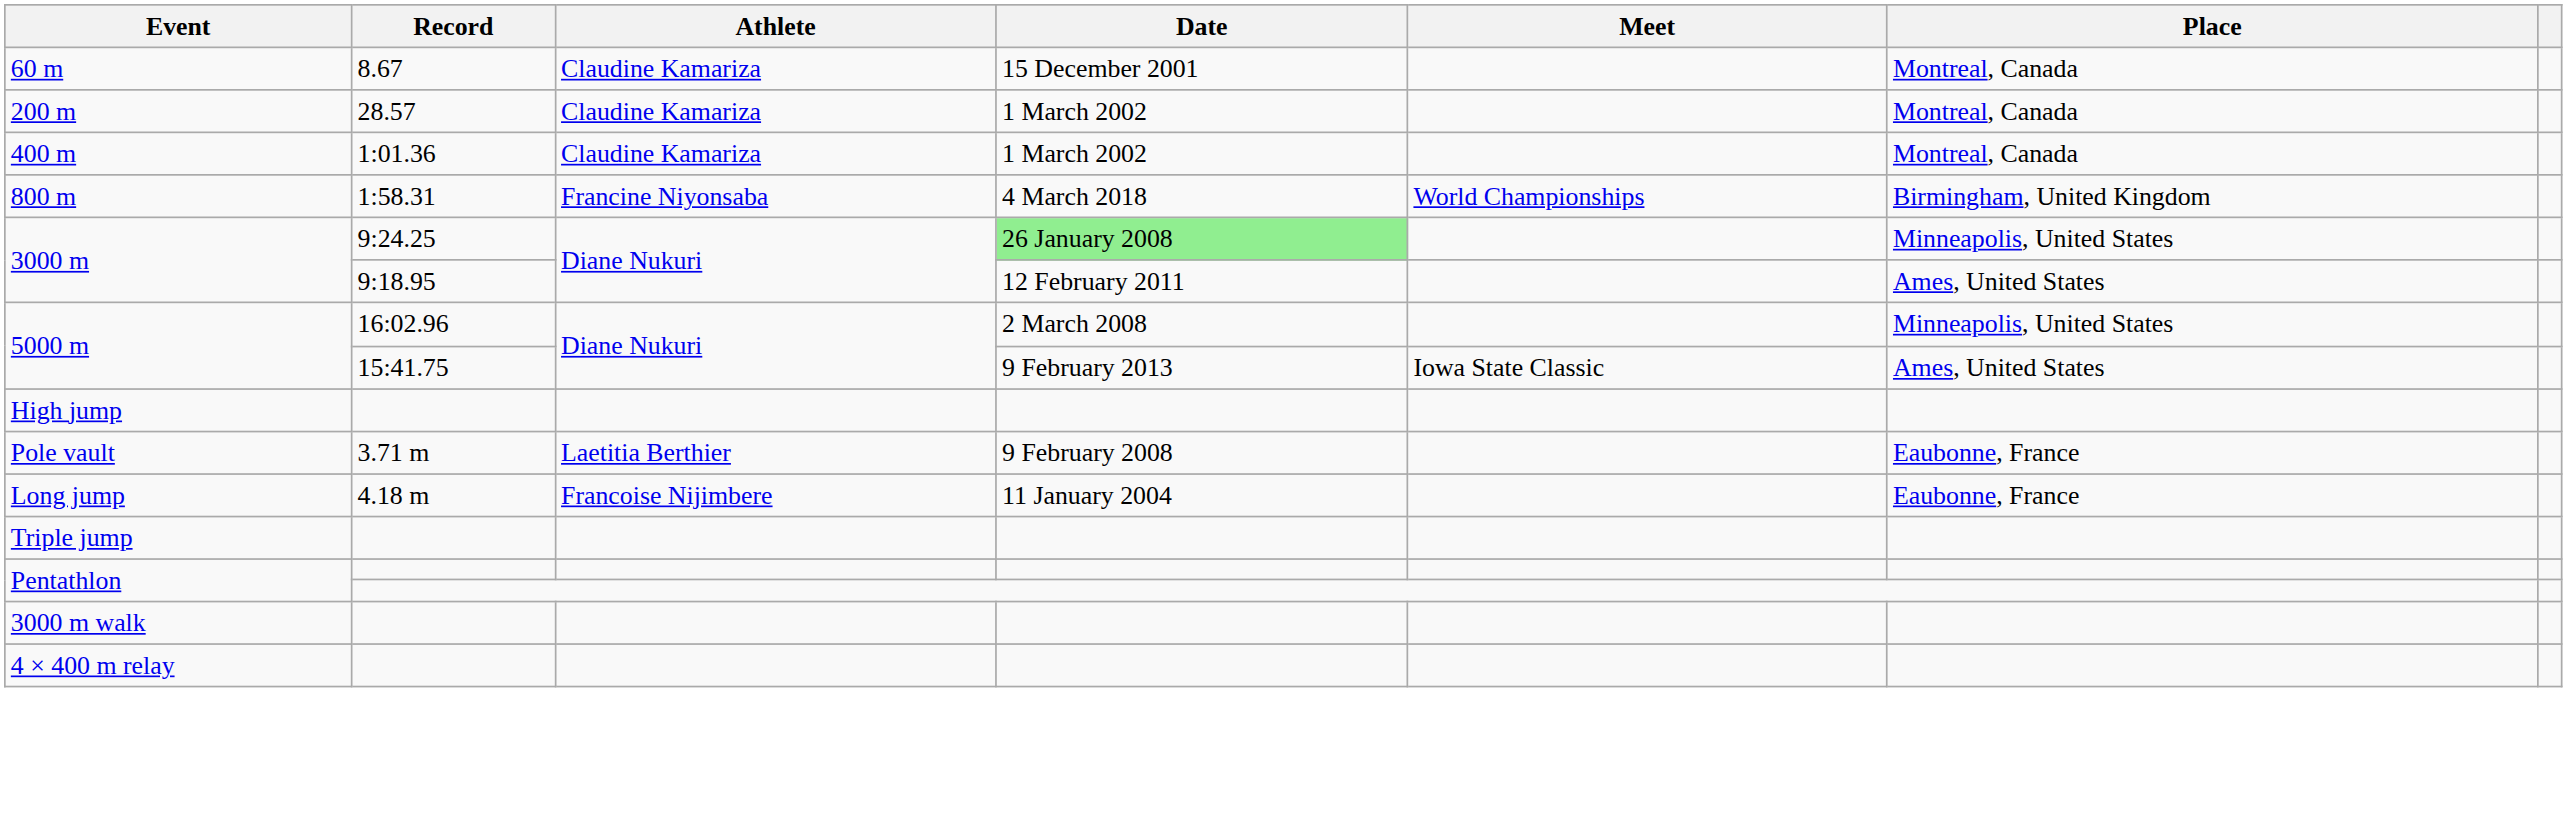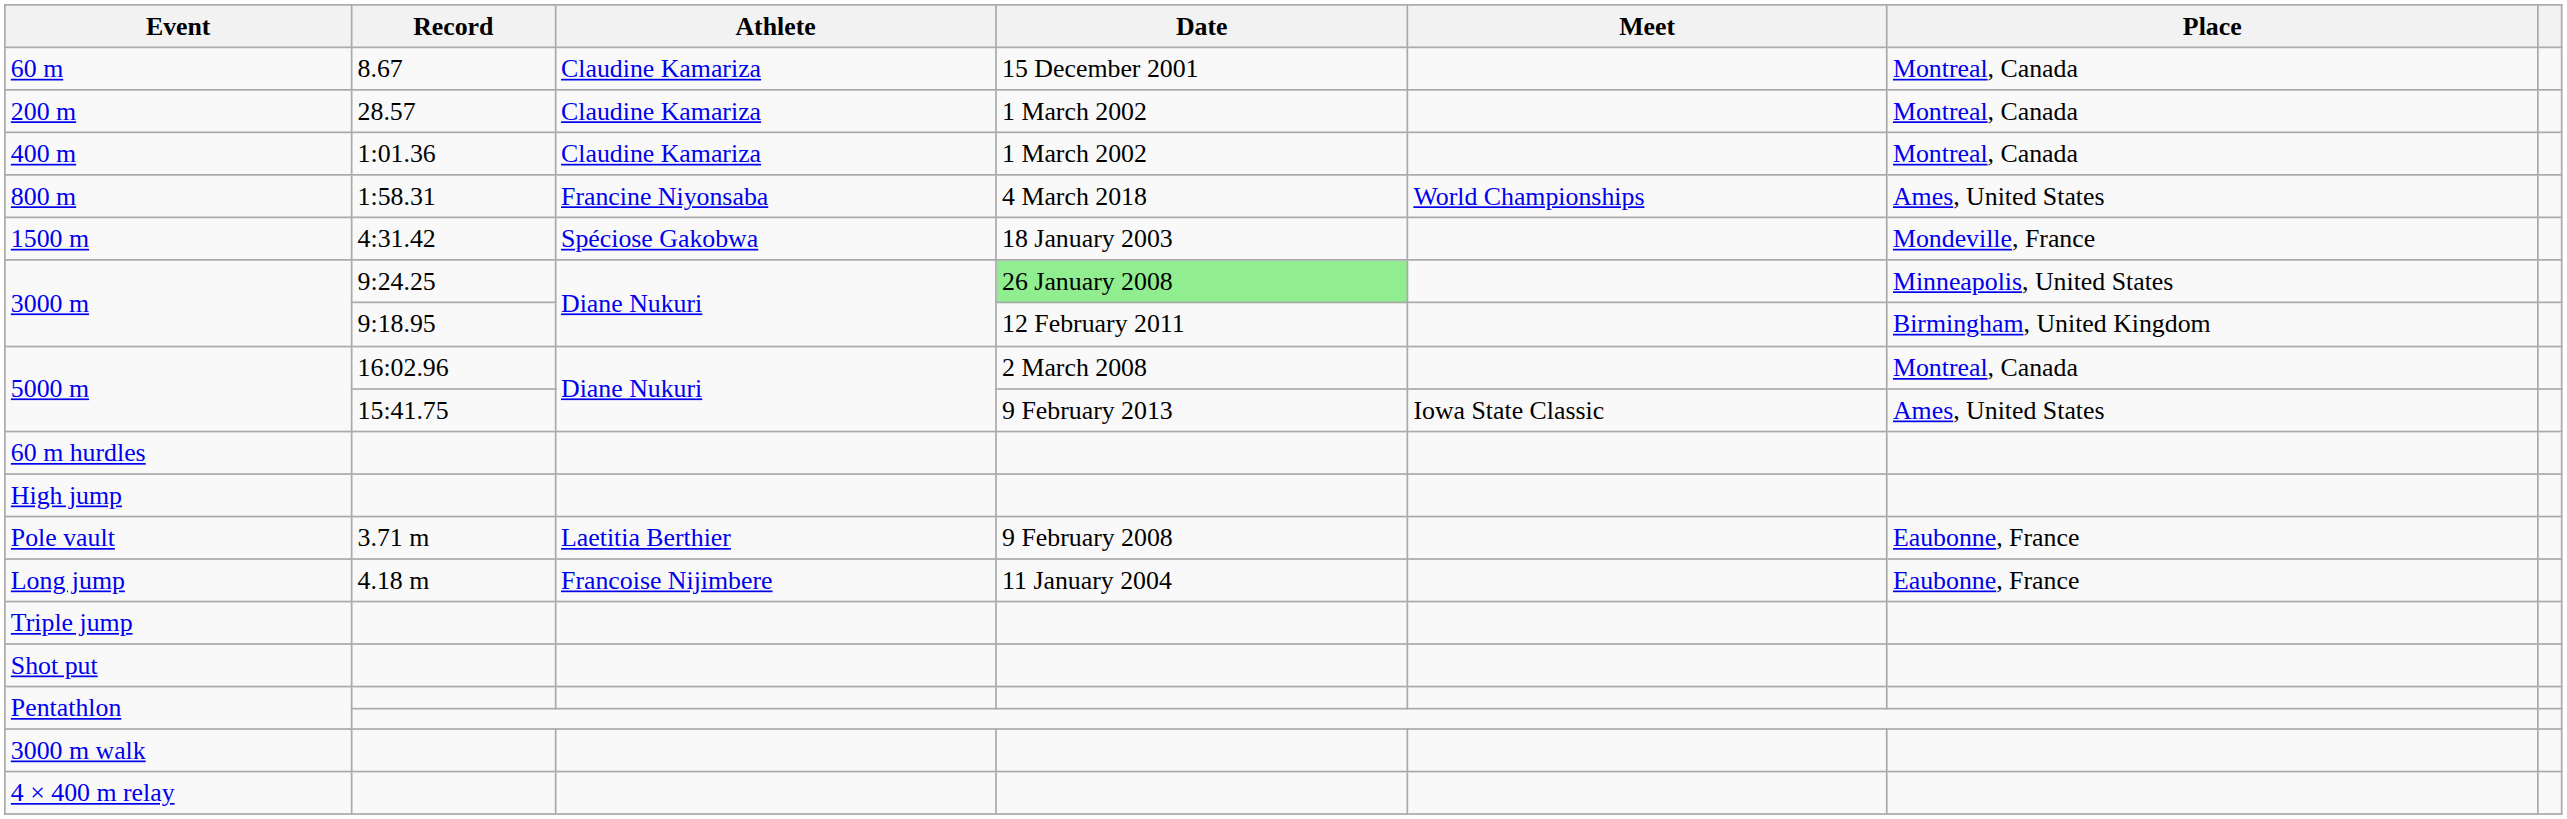(2052, 196) Birmingham, United Kingdom -> (1999, 196) Ames, United States
+ row: (50, 239)
(1999, 281) Ames, United States -> (2052, 324) Birmingham, United Kingdom
(2033, 324) Minneapolis, United States -> (1985, 366) Montreal, Canada
+ row: (78, 452)
+ row: (54, 665)
